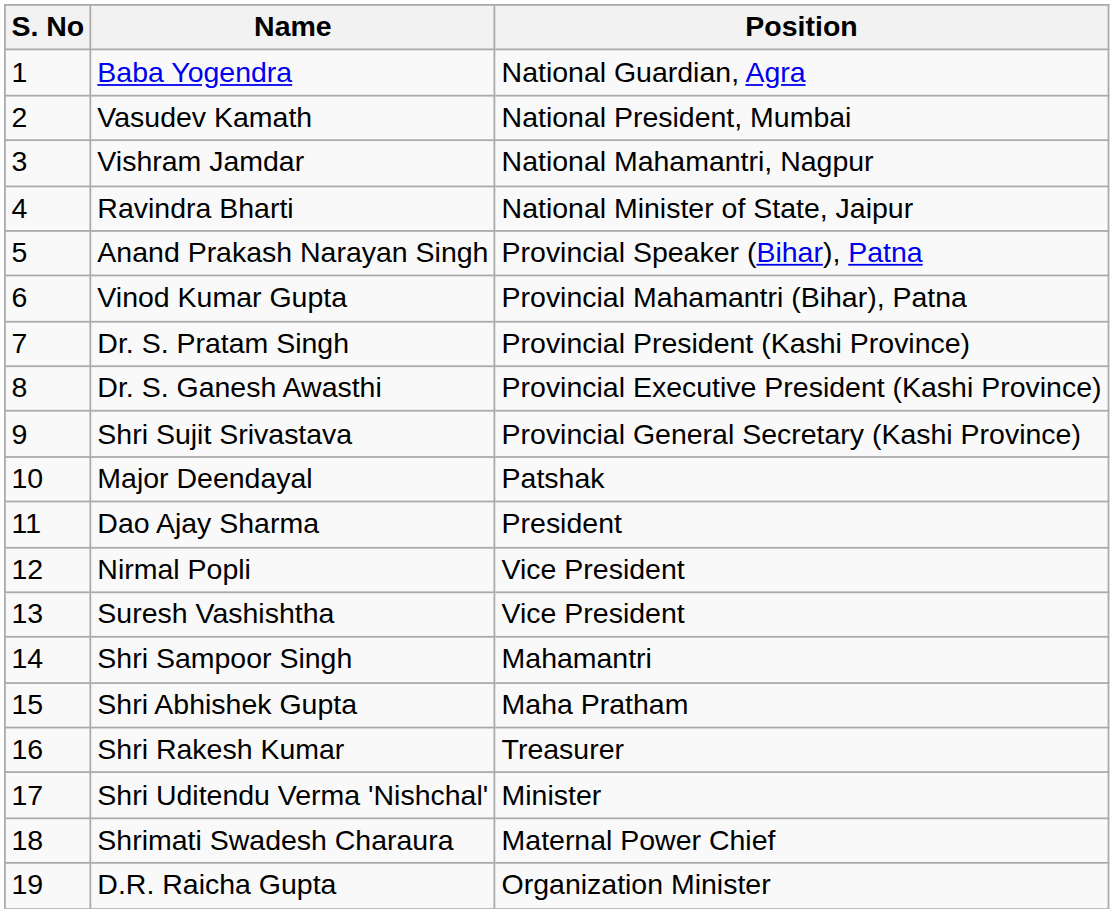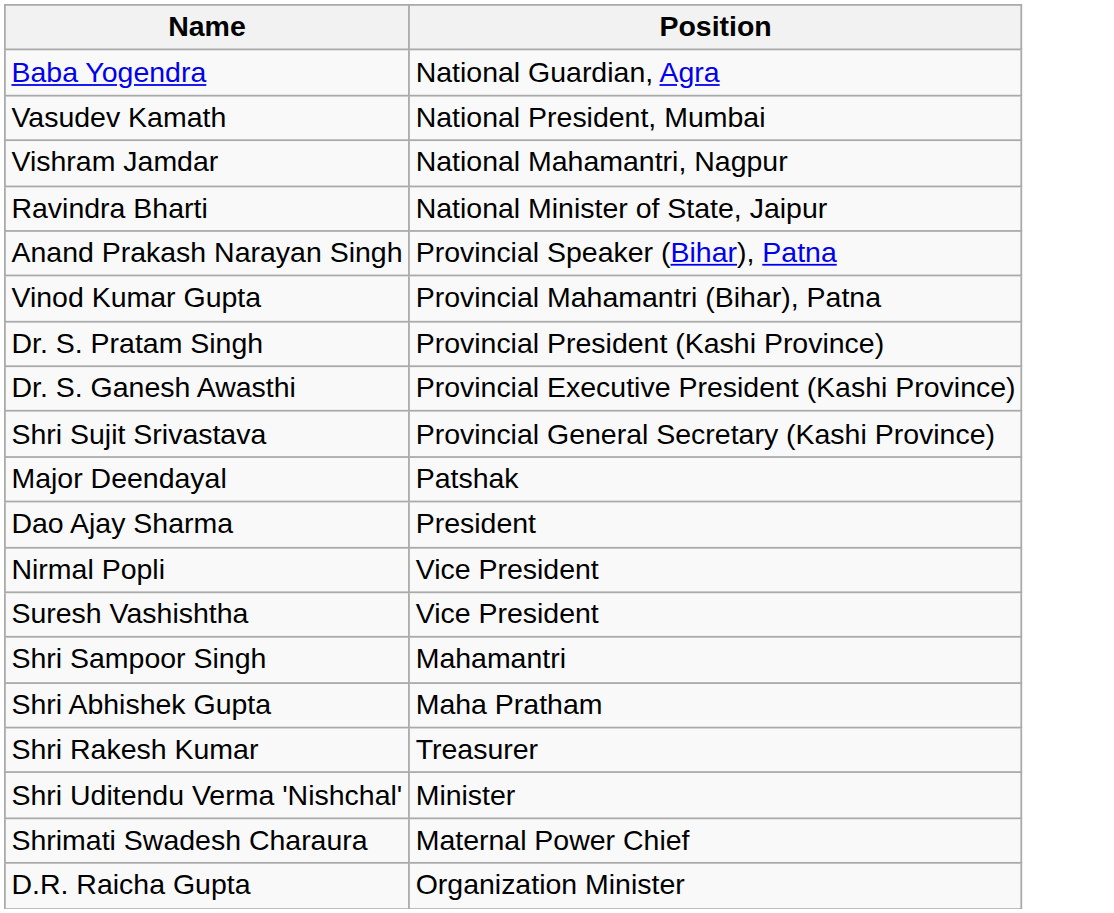- column: (48, 27)
